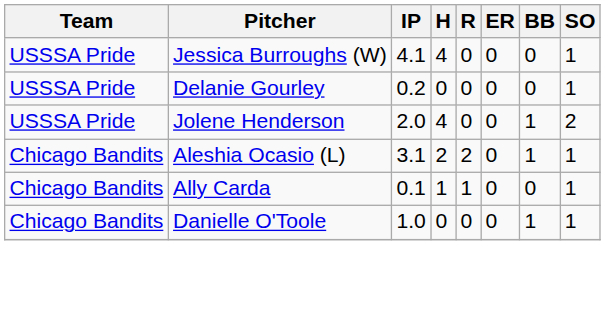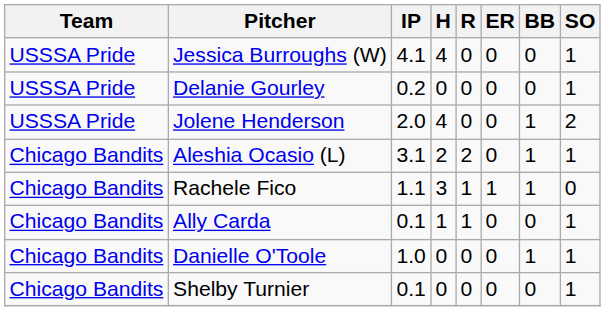+ row: (235, 188)
+ row: (241, 289)
